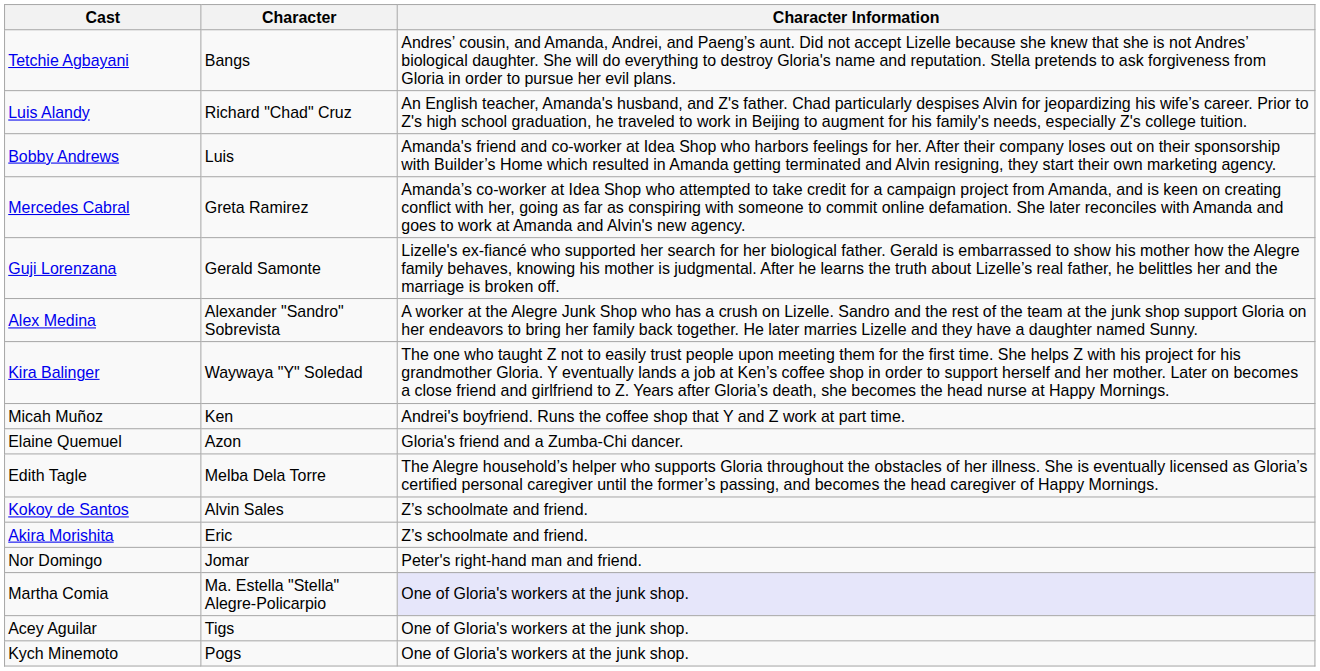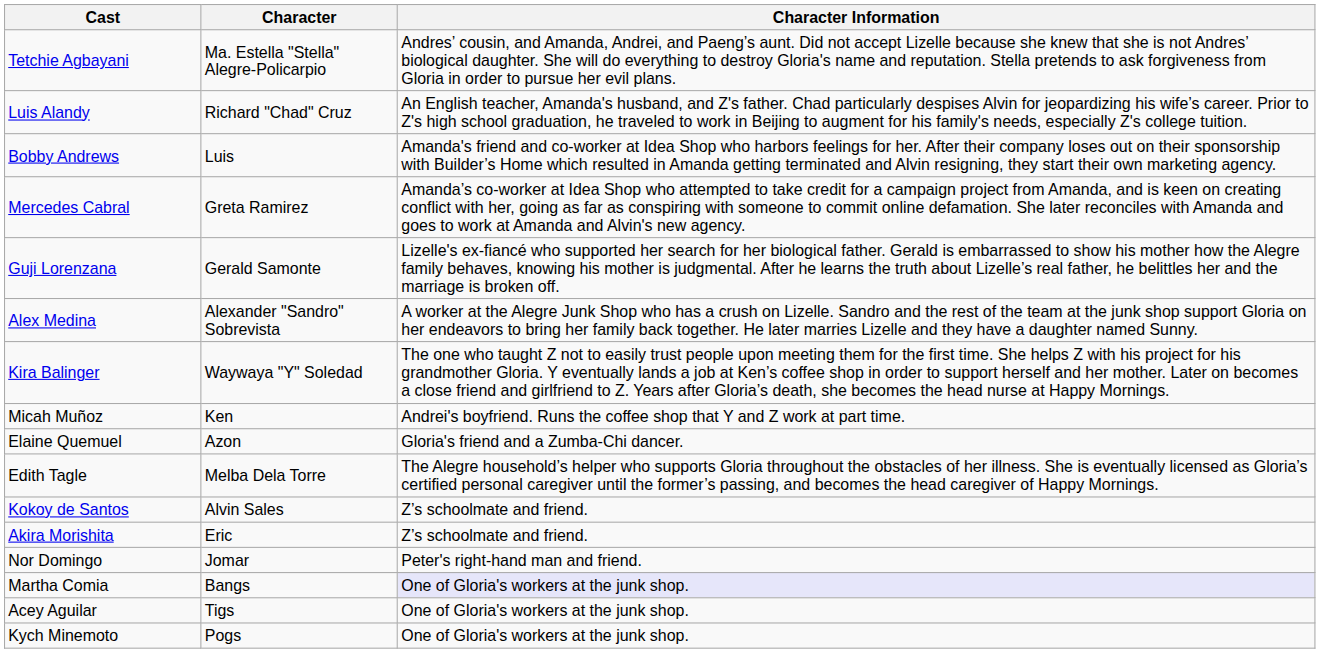(227, 60) Bangs -> (272, 60) Ma. Estella "Stella" Alegre-Policarpio
(272, 594) Ma. Estella "Stella" Alegre-Policarpio -> (227, 585) Bangs
